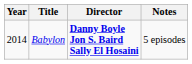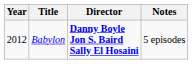(17, 39) 2014 -> (17, 39) 2012
